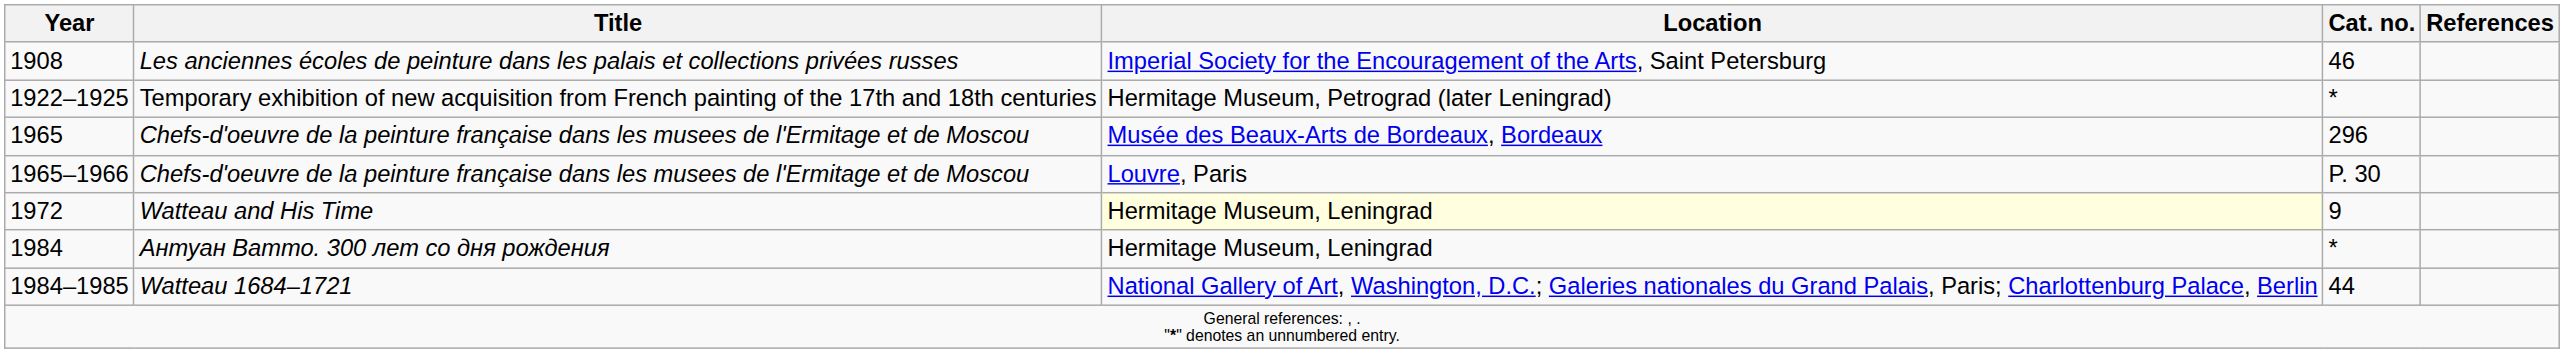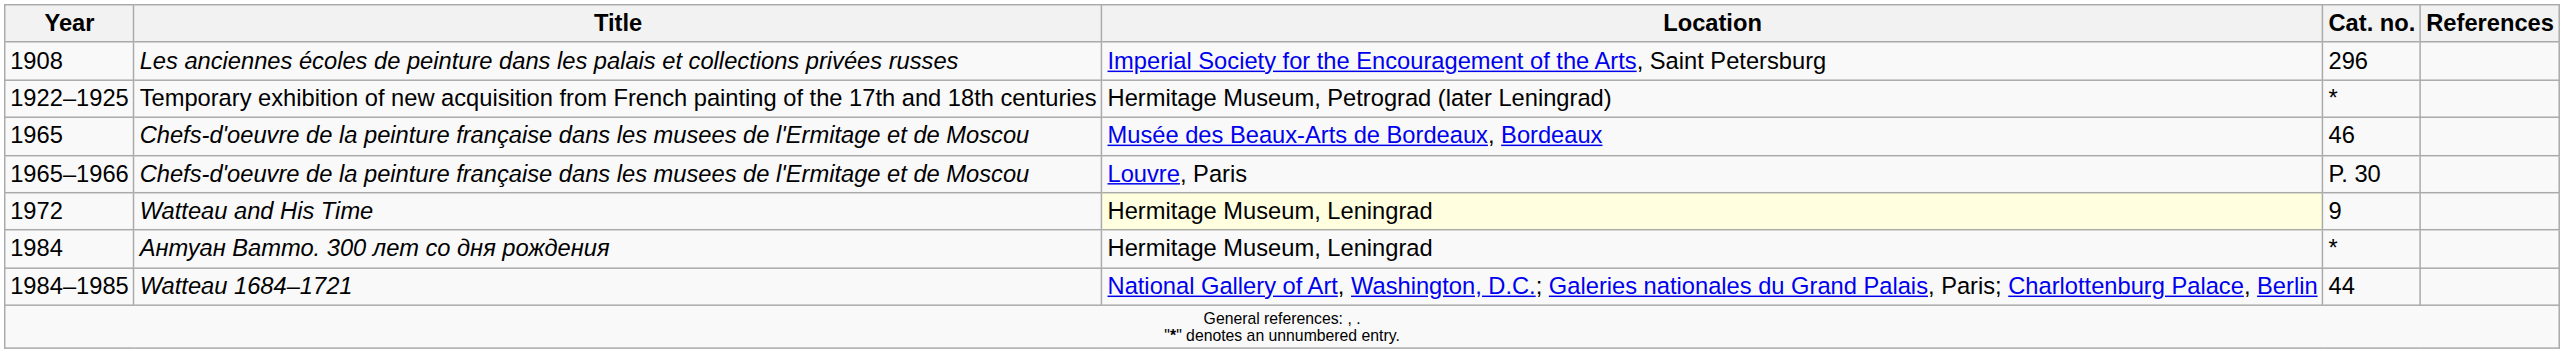(2342, 60) 46 -> (2348, 60) 296
(2348, 135) 296 -> (2342, 135) 46
